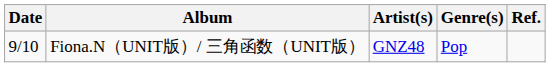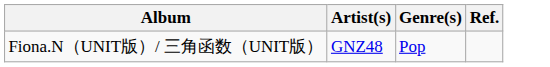- column: (25, 17)
